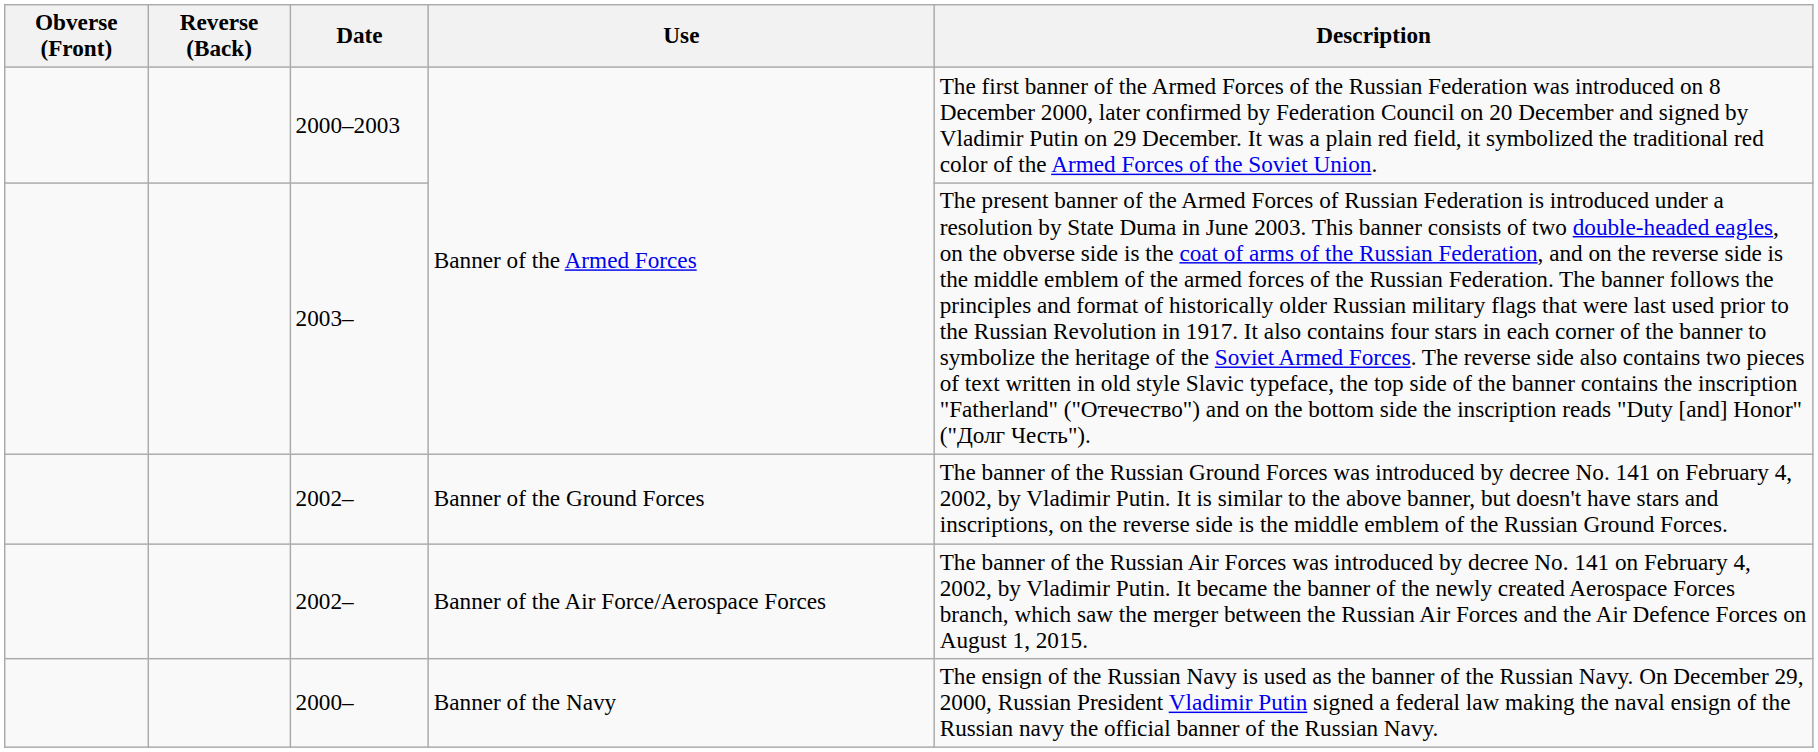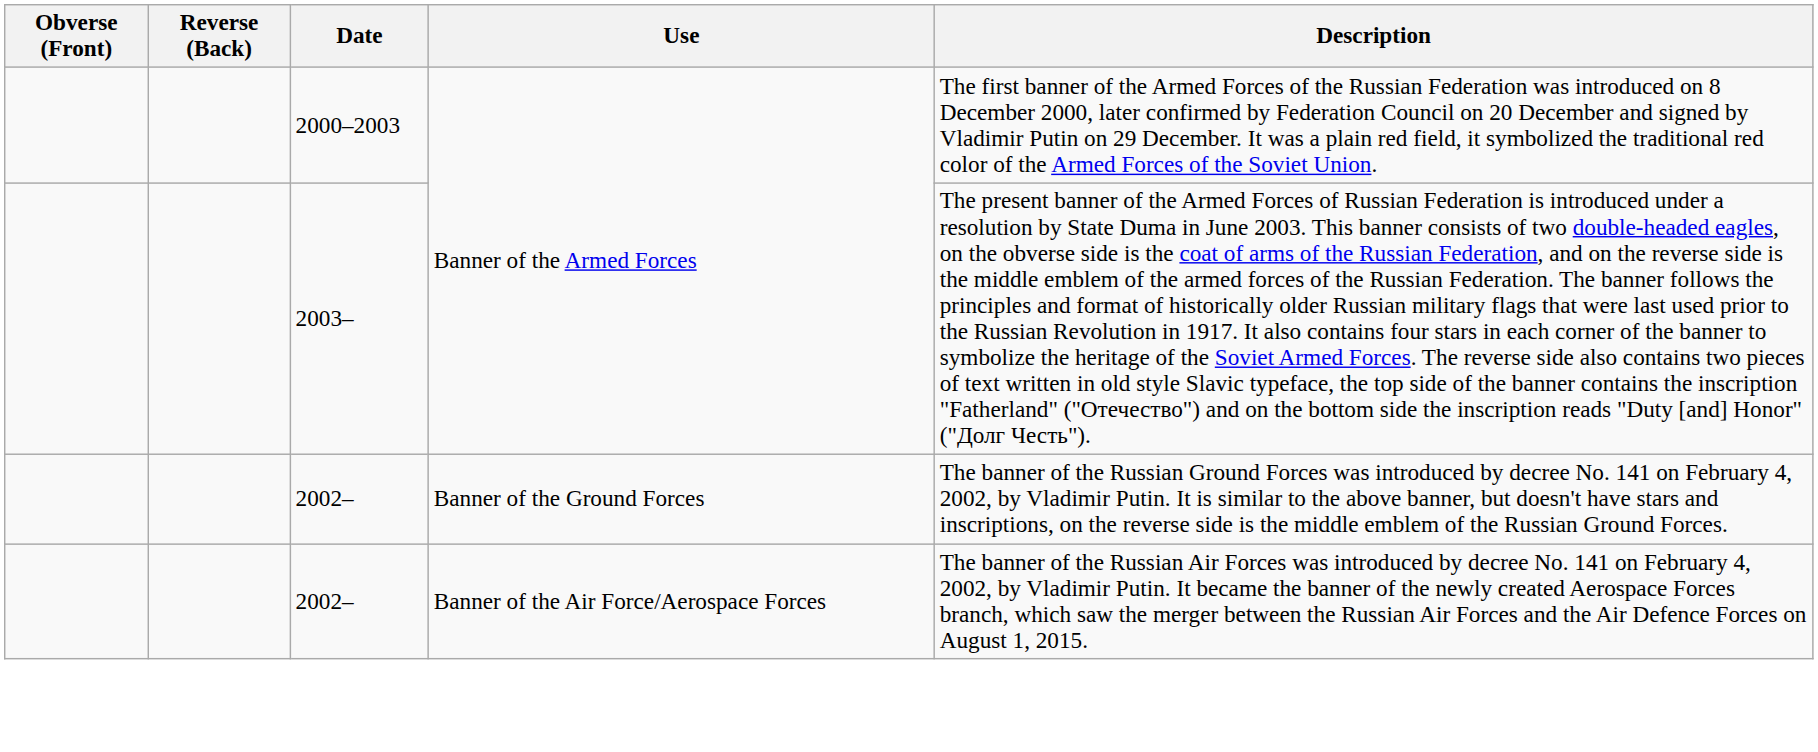- row: (325, 702)
